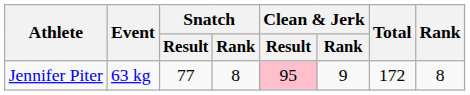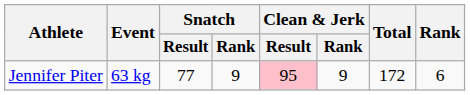(236, 75) 8 -> (236, 75) 9
(440, 75) 8 -> (440, 75) 6
